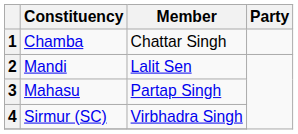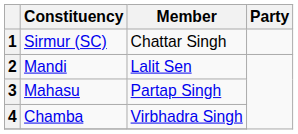(54, 41) Chamba -> (65, 41) Sirmur (SC)
(65, 116) Sirmur (SC) -> (54, 116) Chamba
